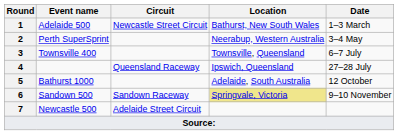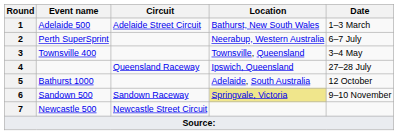(160, 25) Newcastle Street Circuit -> (157, 25) Adelaide Street Circuit
(345, 39) 3–4 May -> (345, 39) 6–7 July
(345, 53) 6–7 July -> (345, 53) 3–4 May
(157, 108) Adelaide Street Circuit -> (160, 108) Newcastle Street Circuit
